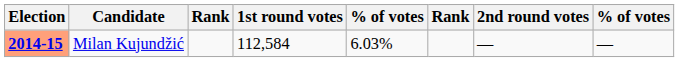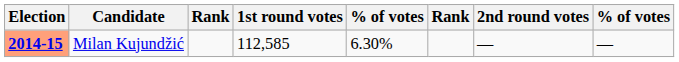(263, 43) 112,584 -> (263, 43) 112,585
(372, 43) 6.03% -> (372, 43) 6.30%
